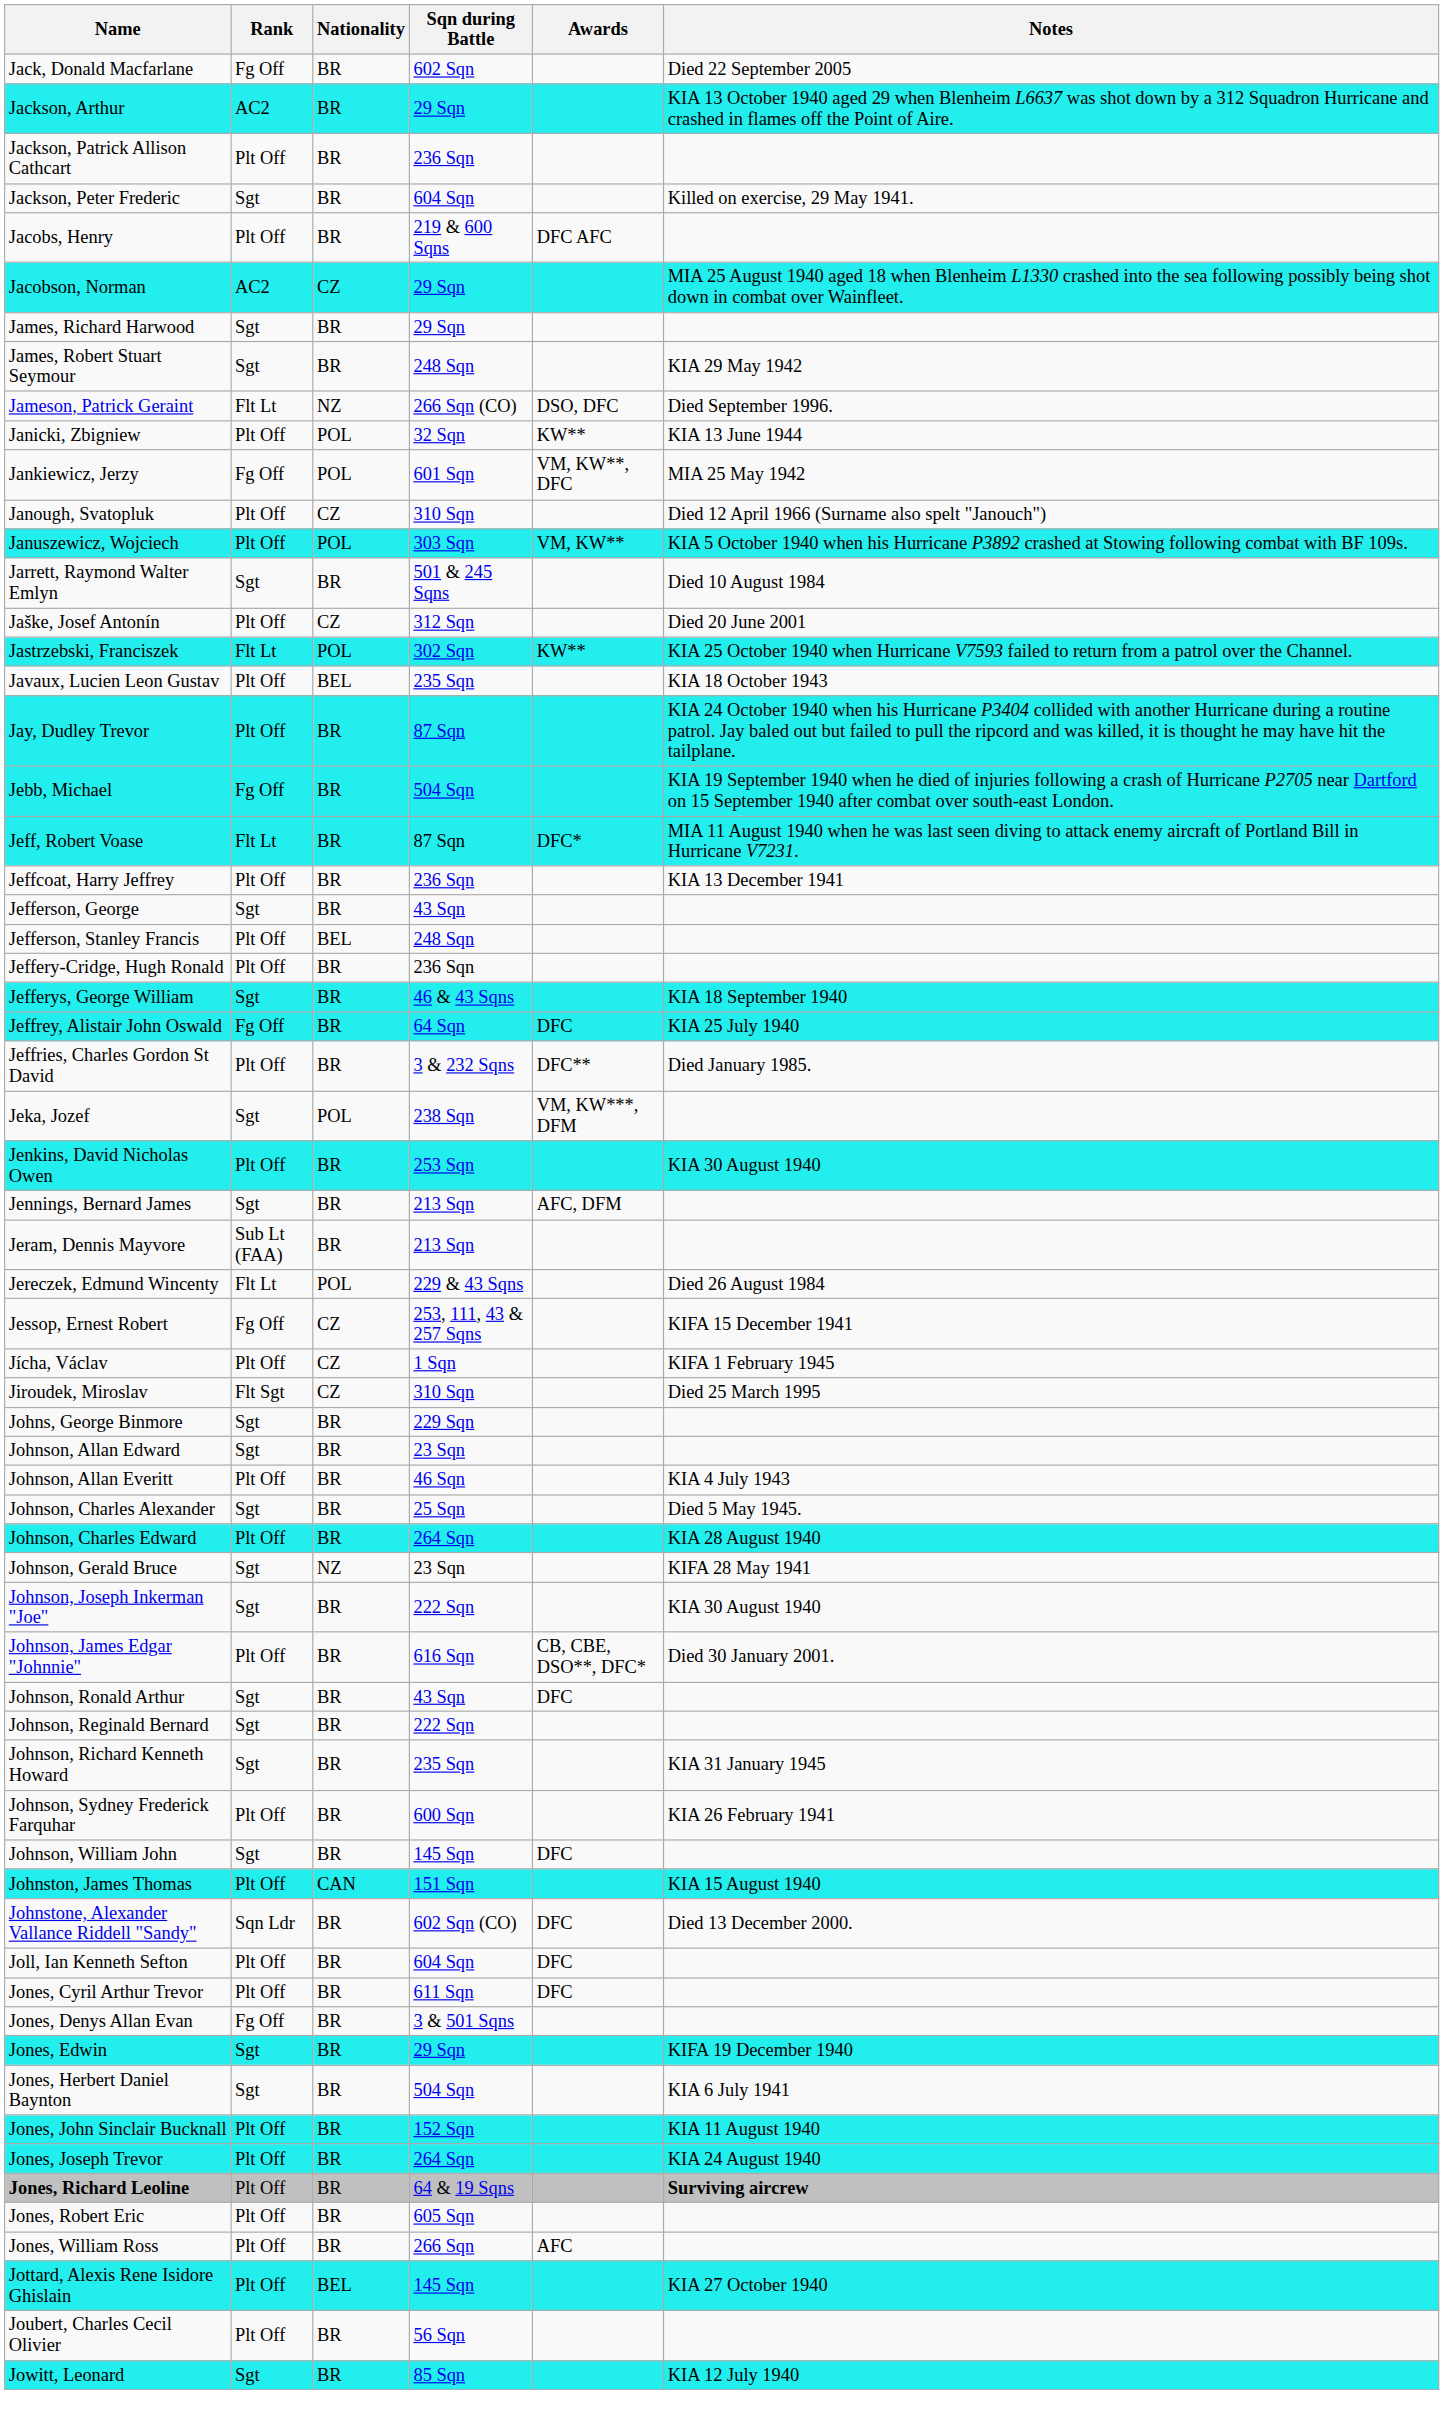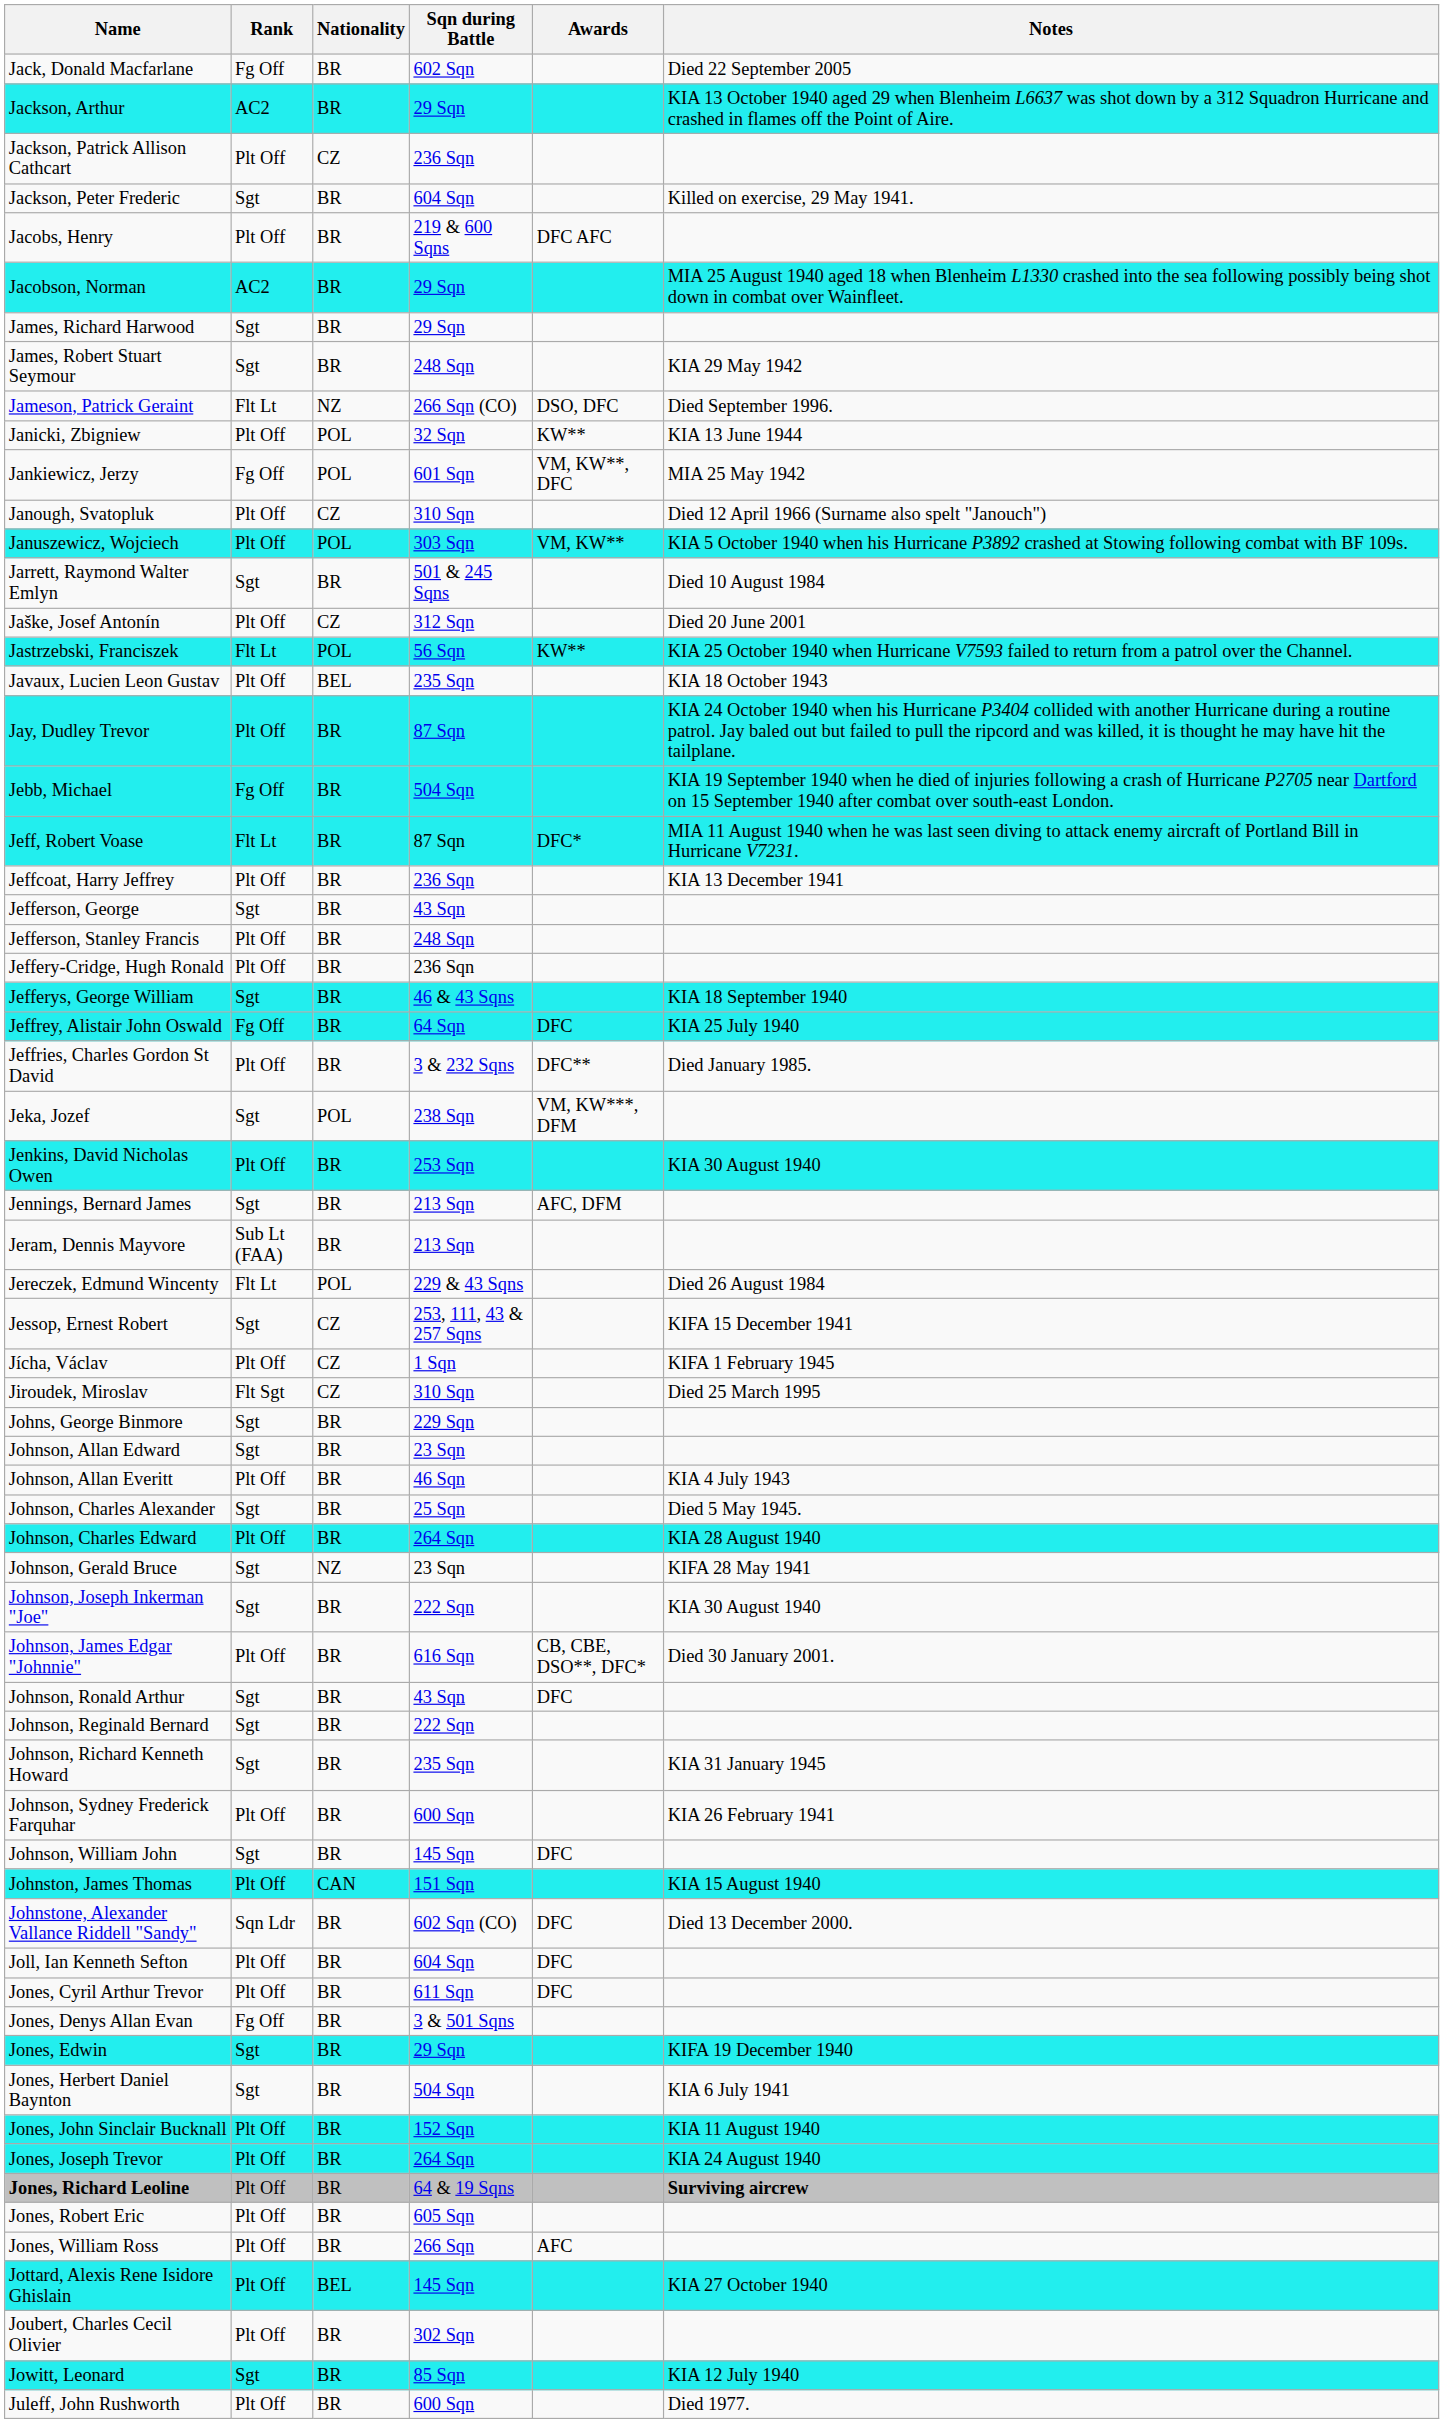(329, 158) BR -> (329, 158) CZ
(329, 287) CZ -> (329, 287) BR
(444, 651) 302 Sqn -> (439, 651) 56 Sqn
(334, 938) BEL -> (329, 938) BR
(260, 1323) Fg Off -> (247, 1323) Sgt
(439, 2335) 56 Sqn -> (444, 2335) 302 Sqn
+ row: (94, 2404)
